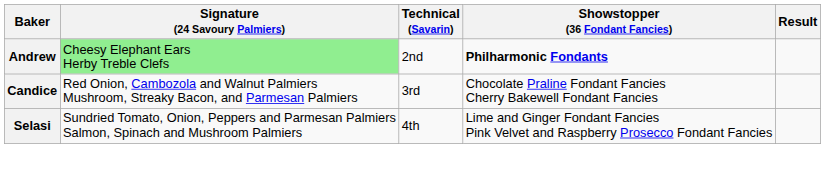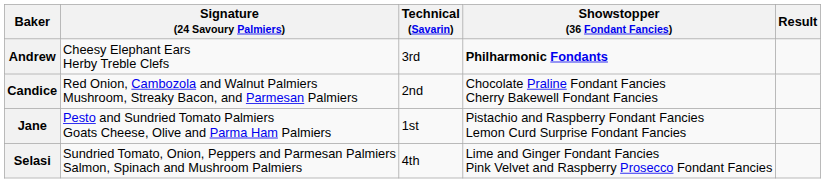(127, 56) lightgreen background -> (127, 56) no background
(412, 56) 2nd -> (411, 56) 3rd
(411, 91) 3rd -> (412, 91) 2nd
+ row: (32, 125)
